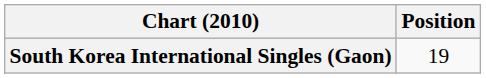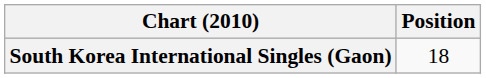(438, 55) 19 -> (438, 55) 18
